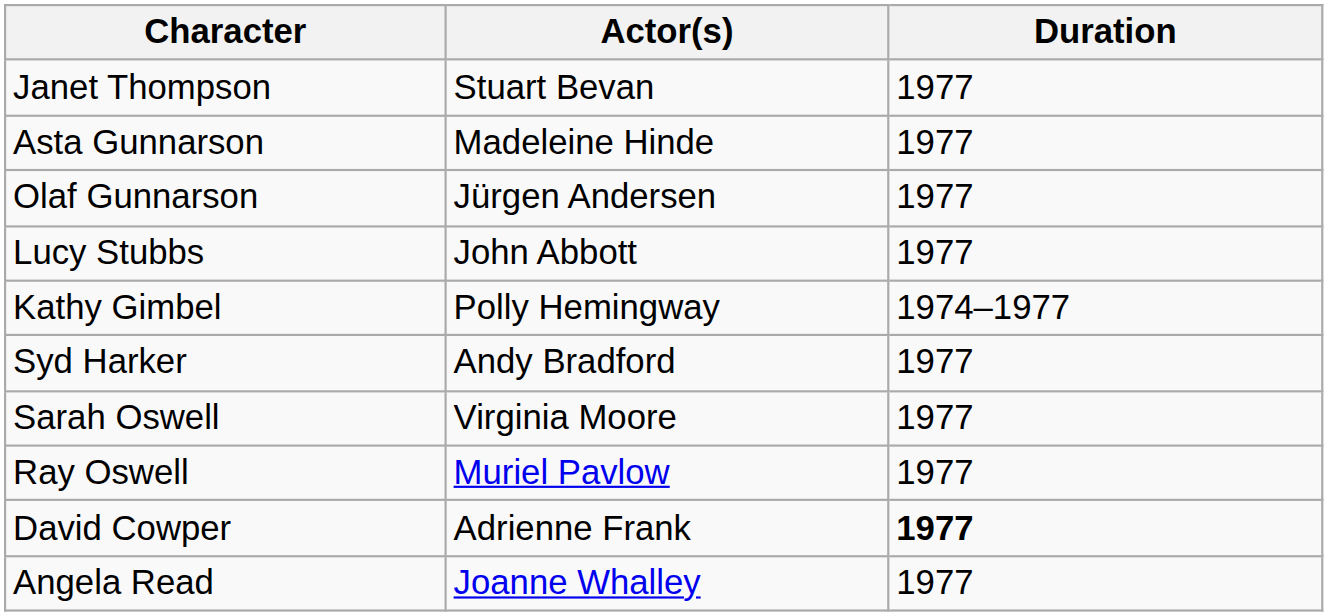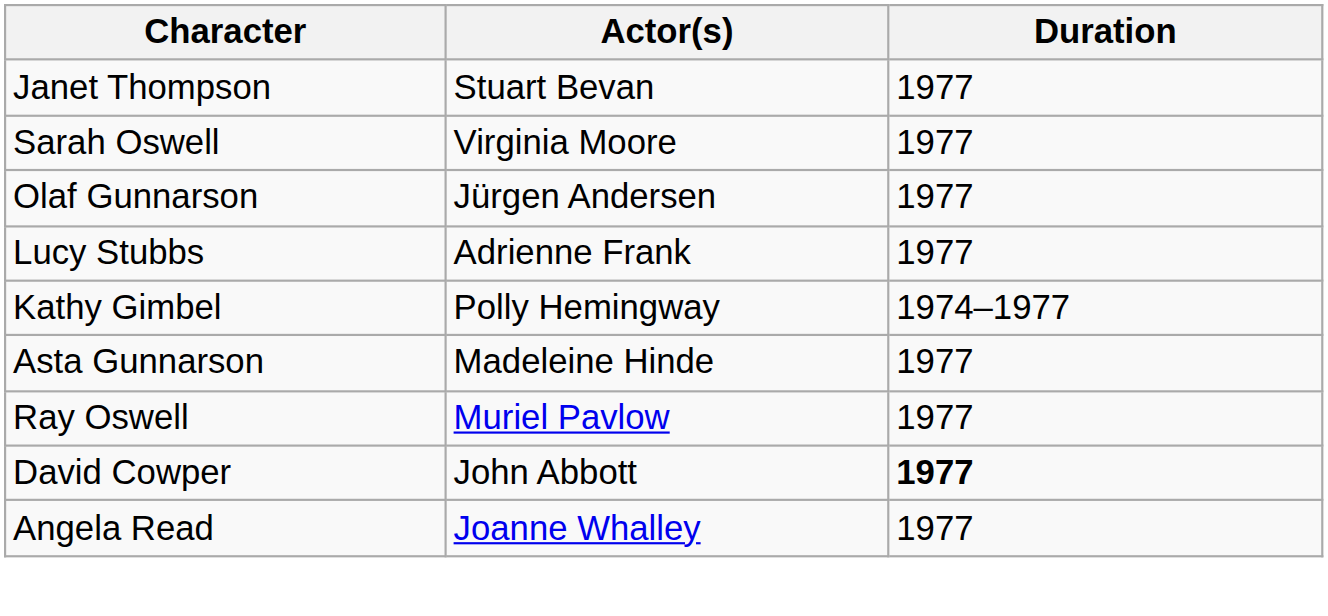rows swapped: (139, 142) <-> (116, 417)
(545, 252) John Abbott -> (572, 252) Adrienne Frank
- row: (100, 362)
(572, 527) Adrienne Frank -> (545, 472) John Abbott
